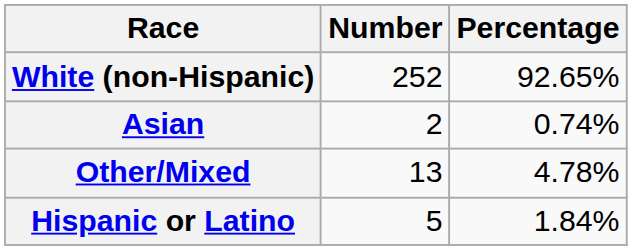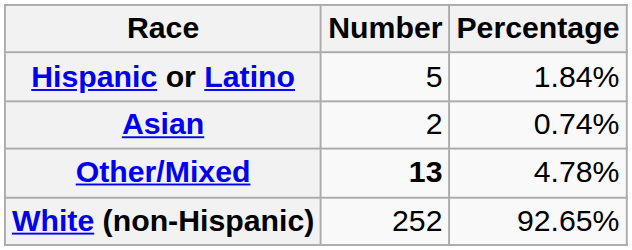rows swapped: (163, 76) <-> (163, 220)
(426, 172) normal -> (426, 172) bold
